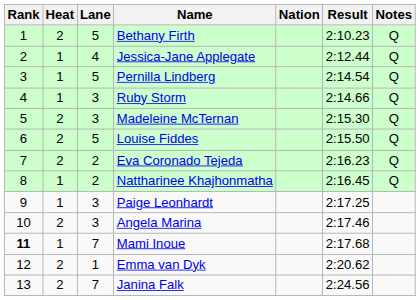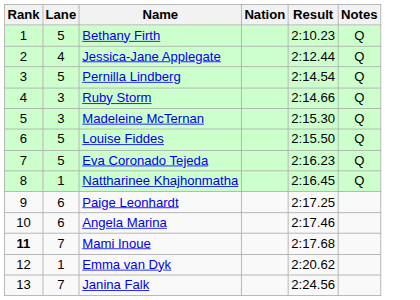- column: (60, 14)
(95, 160) 2 -> (61, 160) 5
(95, 181) 2 -> (61, 181) 1
(95, 202) 3 -> (61, 202) 6
(95, 222) 3 -> (61, 222) 6
